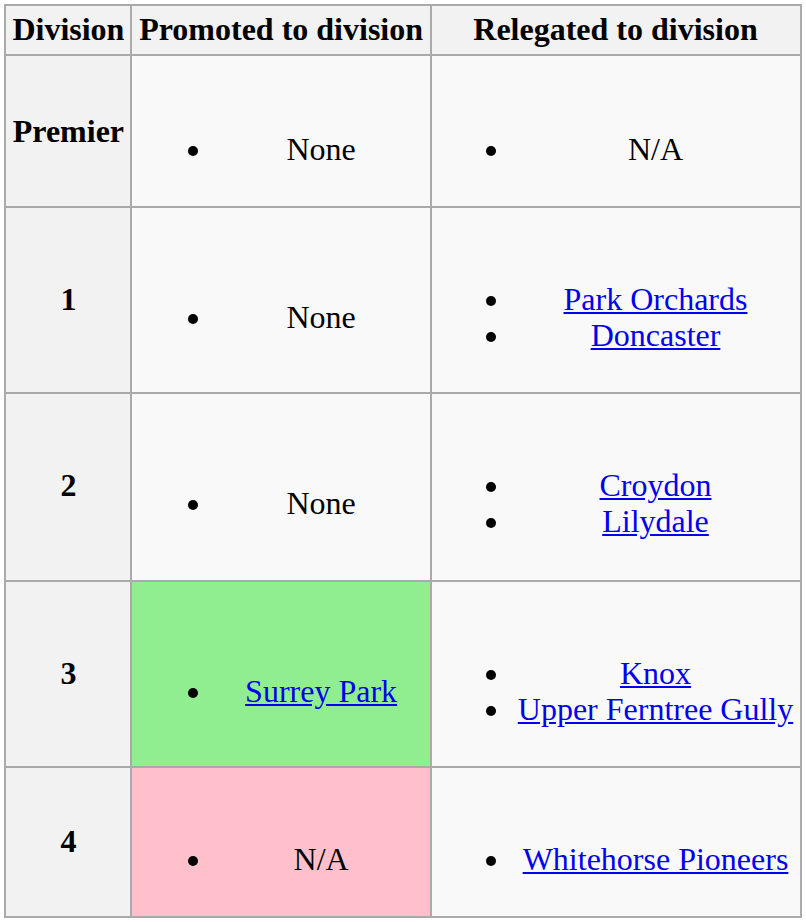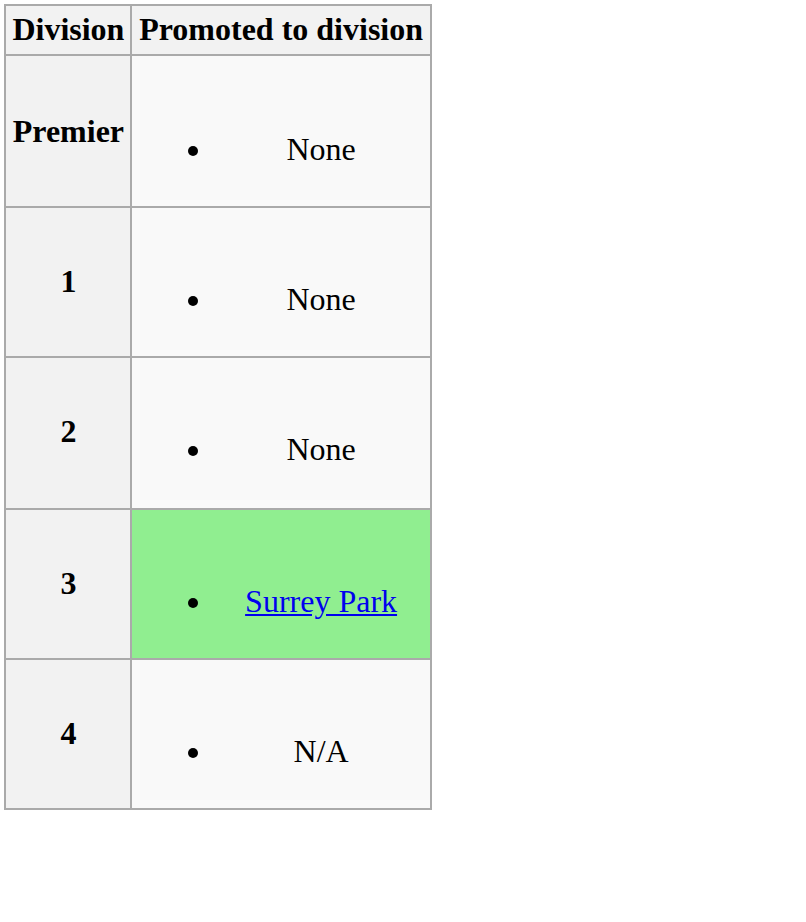- column: (616, 29)
(281, 860) pink background -> (281, 752) no background
